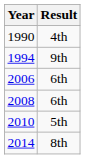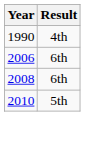- row: (21, 57)
- row: (21, 143)
